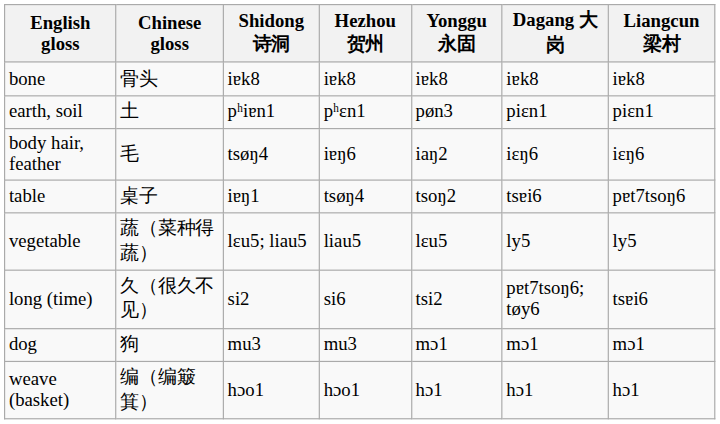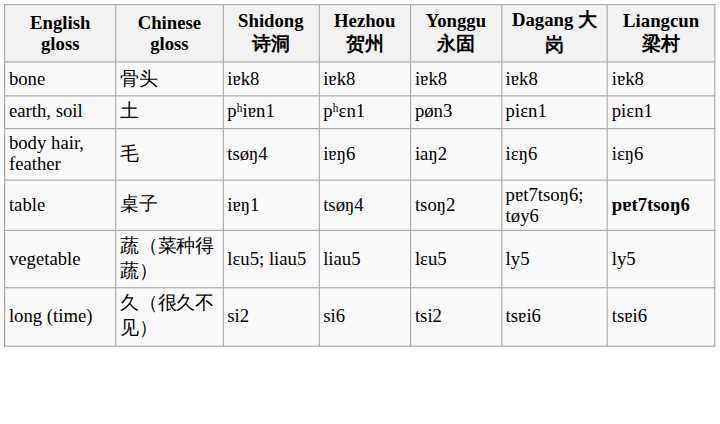(524, 196) tsɐi6 -> (545, 204) pɐt7tsoŋ6; tøy6
(649, 196) normal -> (651, 204) bold
(545, 299) pɐt7tsoŋ6; tøy6 -> (523, 316) tsɐi6
- row: (23, 344)
- row: (39, 390)
